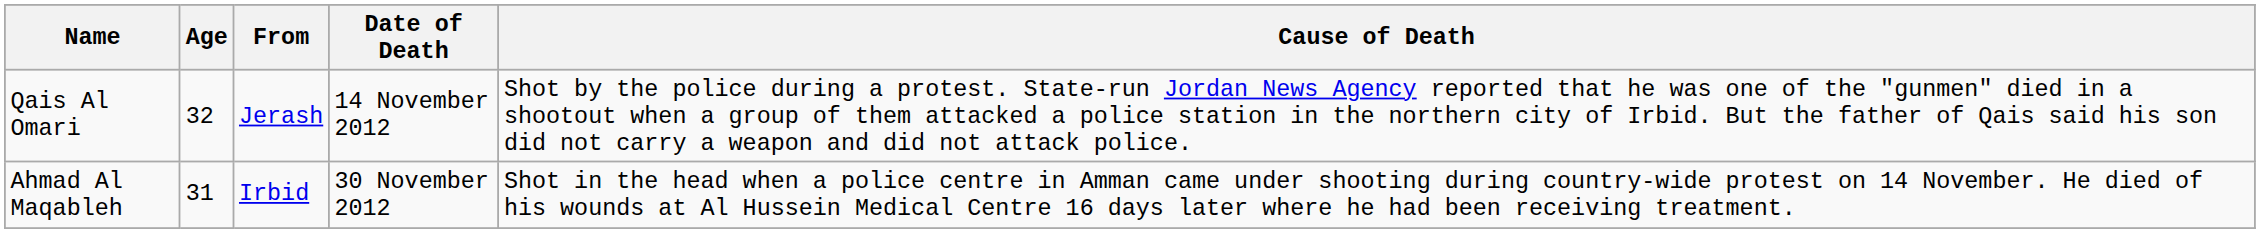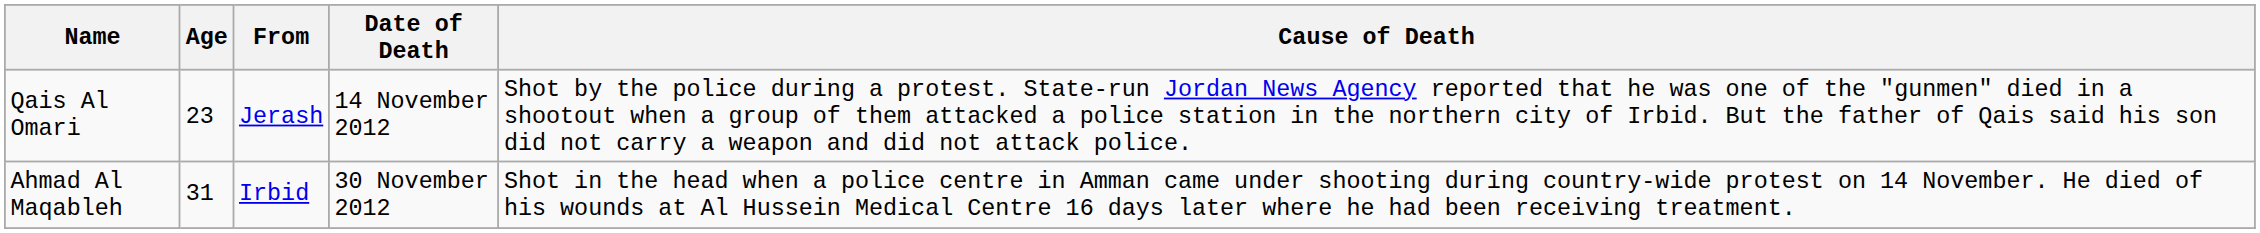(200, 116) 32 -> (200, 116) 23
